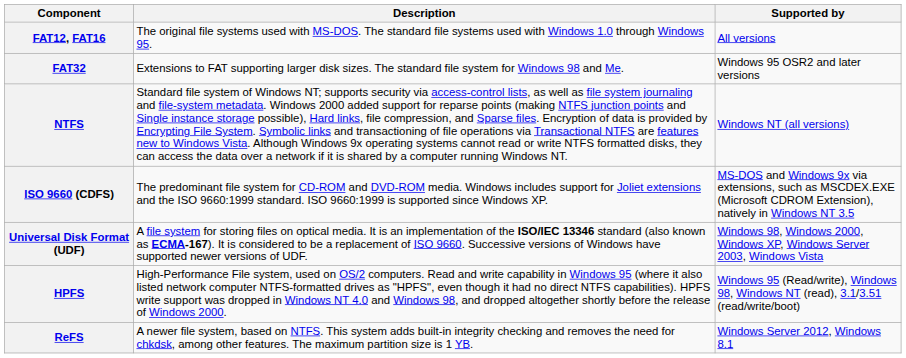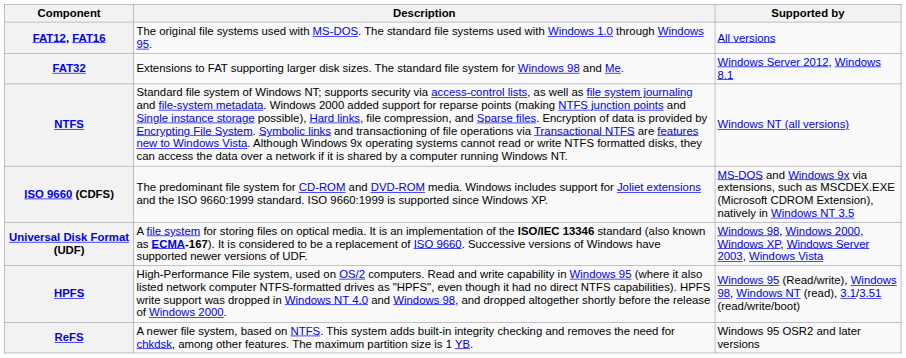(789, 68) Windows 95 OSR2 and later versions -> (799, 68) Windows Server 2012, Windows 8.1
(799, 337) Windows Server 2012, Windows 8.1 -> (789, 337) Windows 95 OSR2 and later versions
